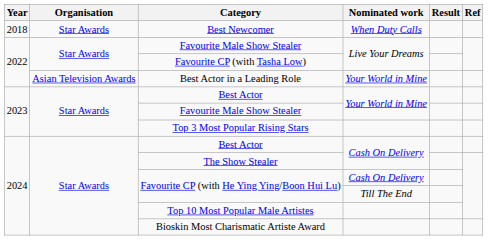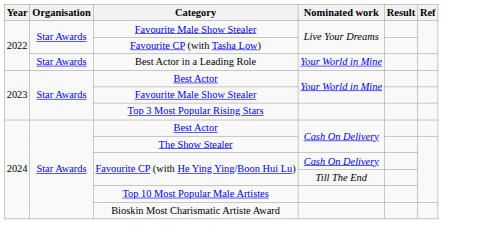- row: (240, 29)
(84, 78) Asian Television Awards -> (61, 62) Star Awards
